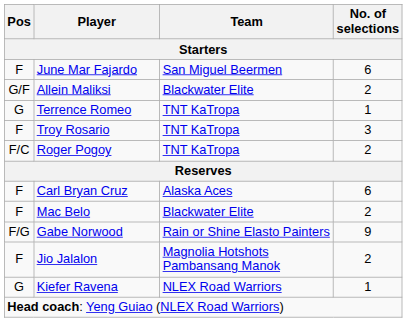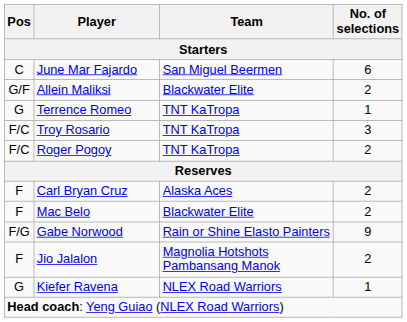(19, 69) F -> (19, 69) C
(19, 130) F -> (19, 130) F/C
(368, 191) 6 -> (368, 191) 2
